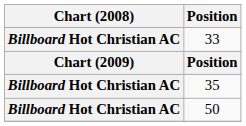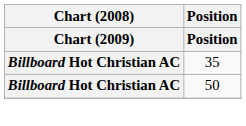- row: (212, 39)
